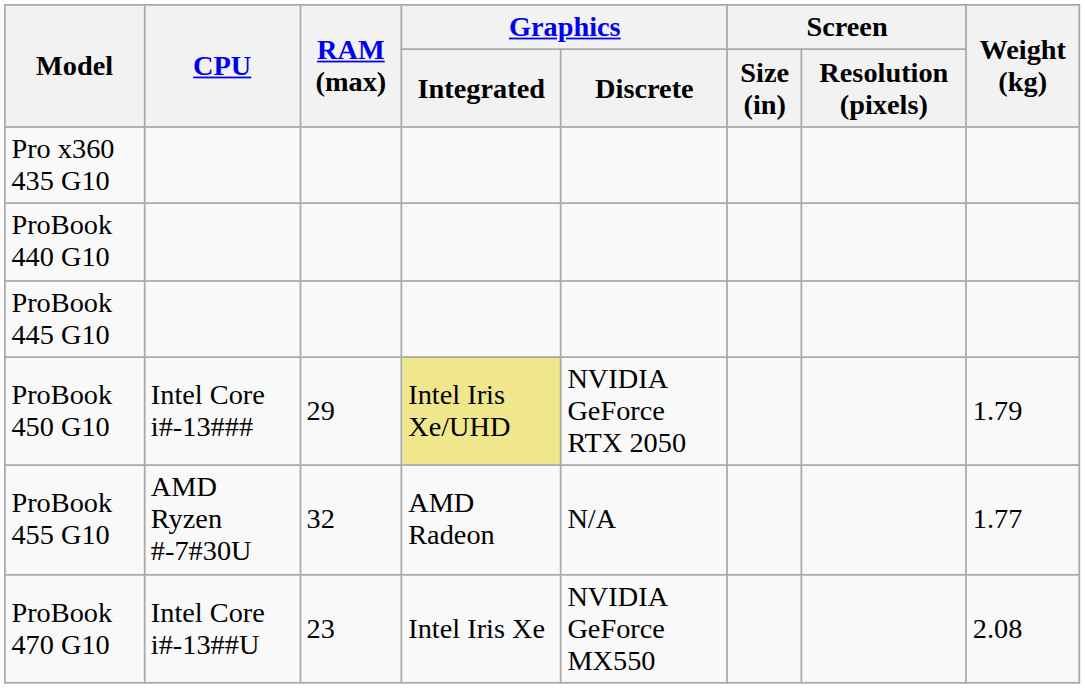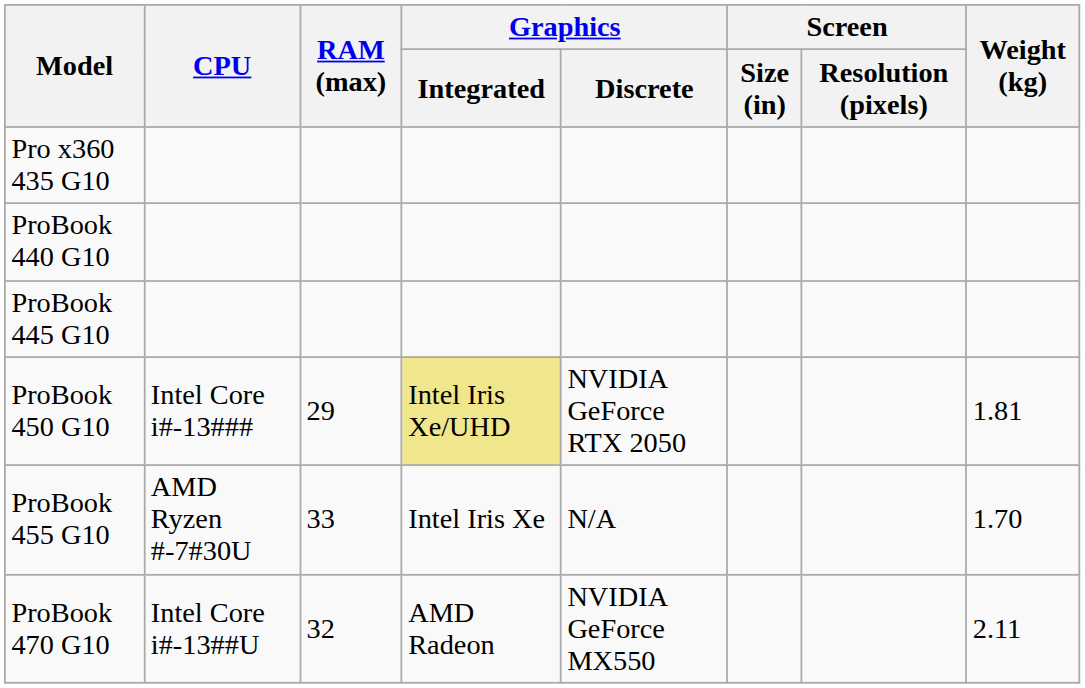(998, 410) 1.79 -> (998, 410) 1.81
(321, 519) 32 -> (321, 519) 33
(451, 519) AMD Radeon -> (477, 519) Intel Iris Xe
(998, 519) 1.77 -> (998, 519) 1.70
(321, 628) 23 -> (321, 628) 32
(477, 628) Intel Iris Xe -> (451, 628) AMD Radeon
(998, 628) 2.08 -> (997, 628) 2.11
